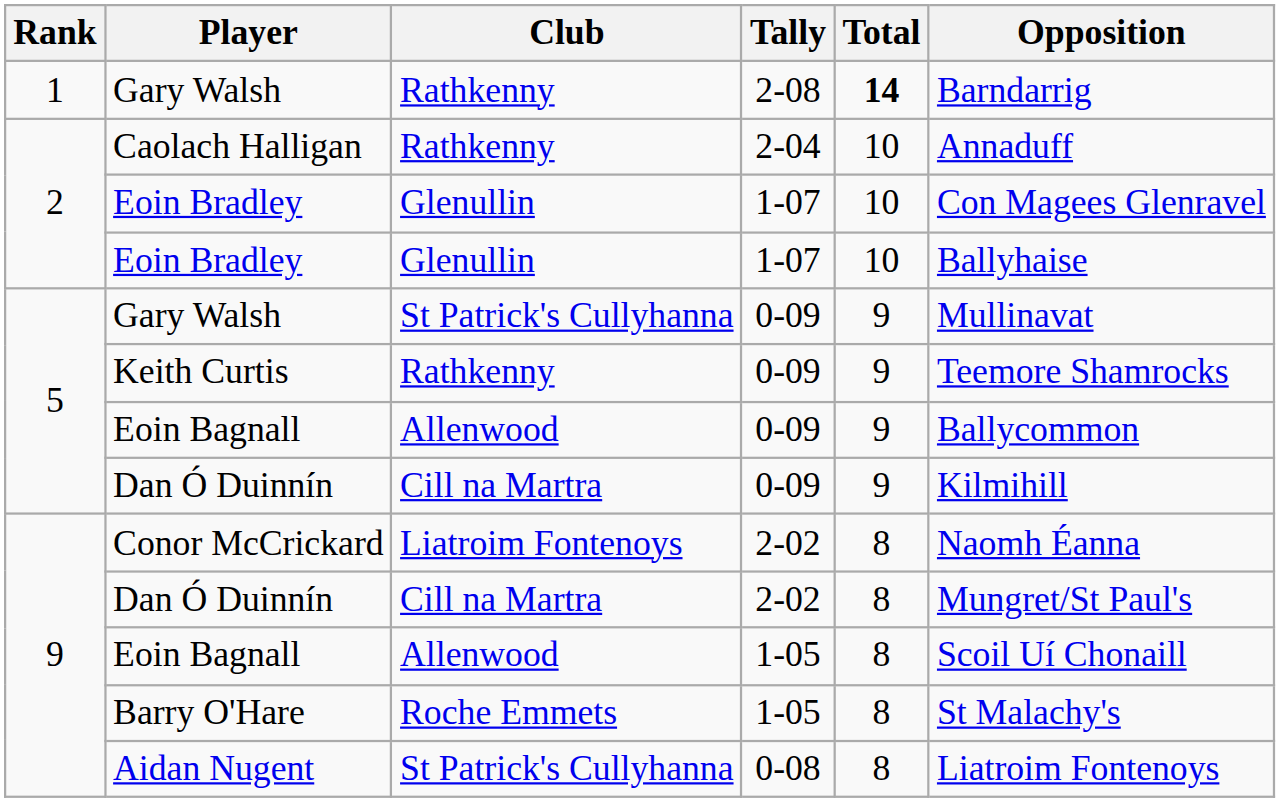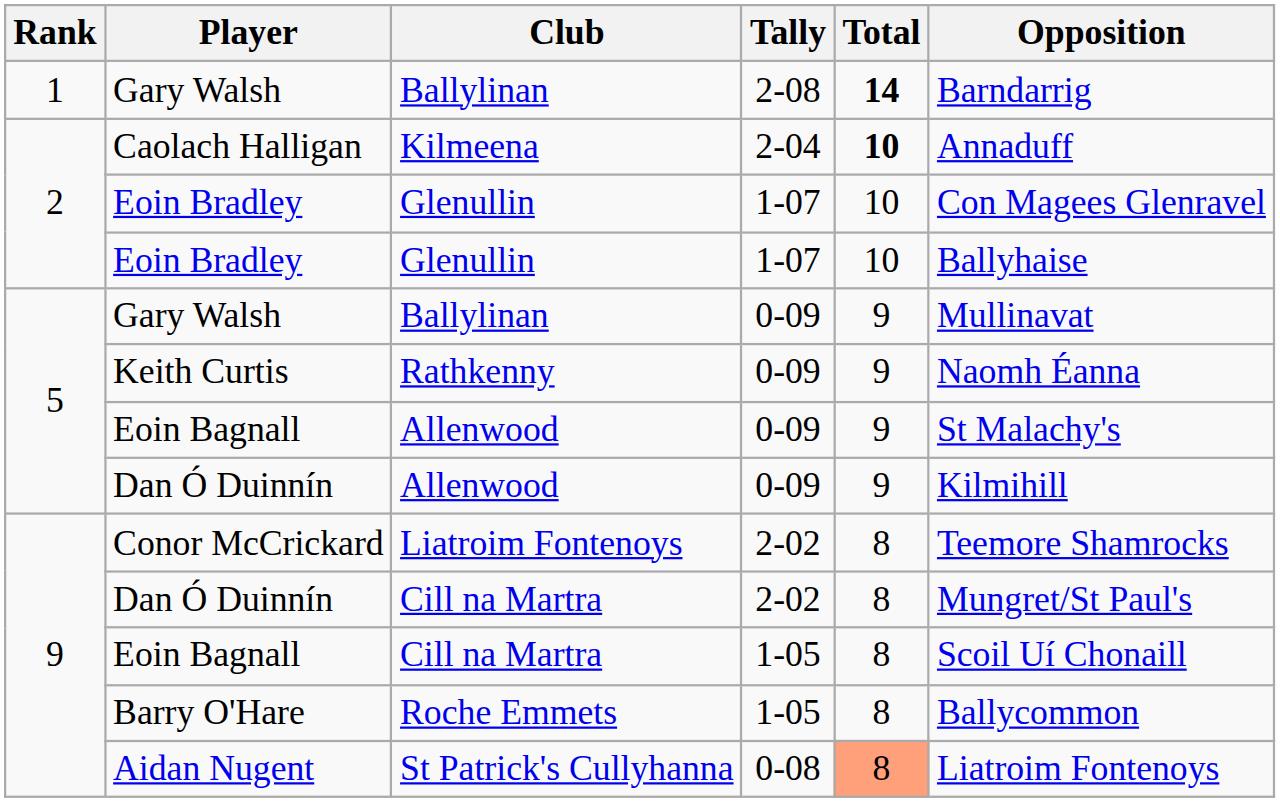(477, 89) Rathkenny -> (474, 89) Ballylinan
(477, 145) Rathkenny -> (469, 145) Kilmeena
(881, 145) normal -> (881, 145) bold
(567, 315) St Patrick's Cullyhanna -> (474, 315) Ballylinan
(1083, 372) Teemore Shamrocks -> (1038, 372) Naomh Éanna
(1038, 428) Ballycommon -> (1029, 428) St Malachy's
(501, 485) Cill na Martra -> (479, 485) Allenwood
(1038, 542) Naomh Éanna -> (1083, 542) Teemore Shamrocks
(479, 655) Allenwood -> (501, 655) Cill na Martra
(1029, 711) St Malachy's -> (1038, 711) Ballycommon
(881, 768) no background -> (881, 768) lightsalmon background
